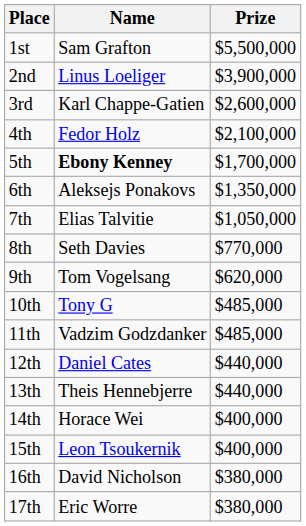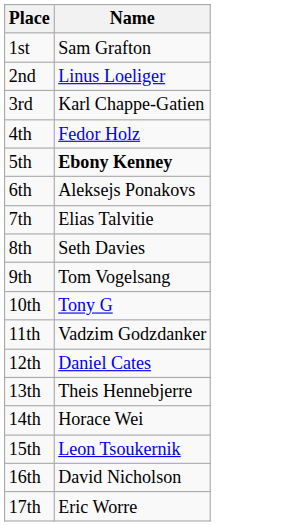- column: (255, 18)
